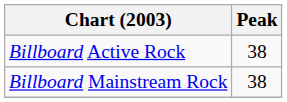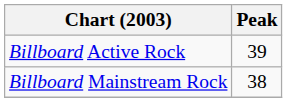(257, 50) 38 -> (257, 50) 39
